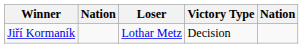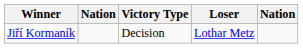columns swapped: (221, 14) <-> (152, 14)
